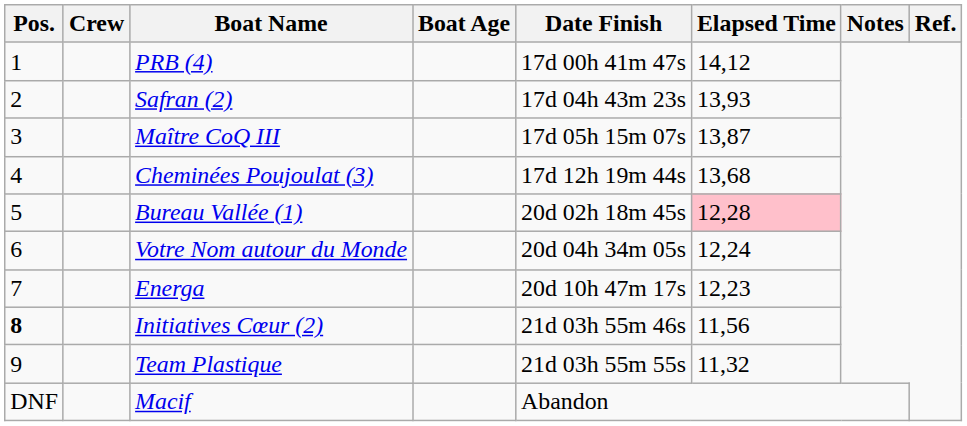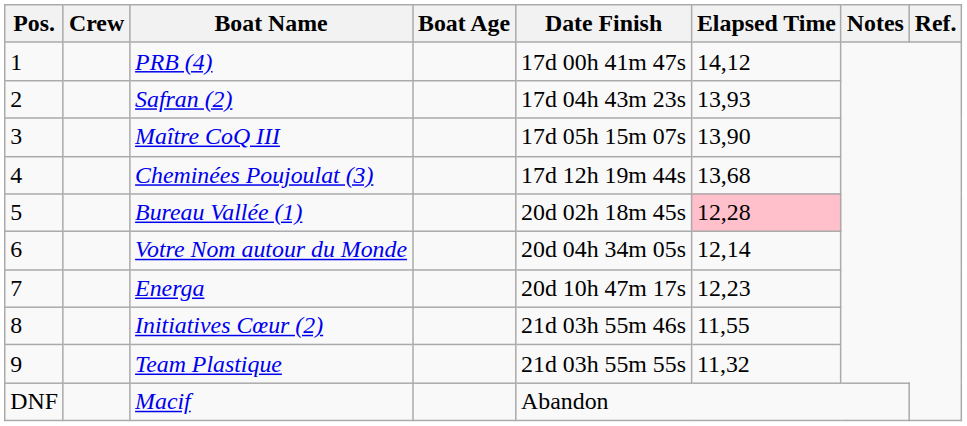(724, 136) 13,87 -> (724, 136) 13,90
(724, 250) 12,24 -> (724, 250) 12,14
(16, 325) bold -> (16, 325) normal
(723, 325) 11,56 -> (723, 325) 11,55
